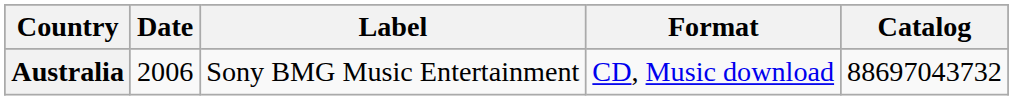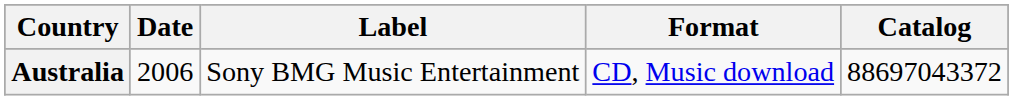(925, 71) 88697043732 -> (925, 71) 88697043372
